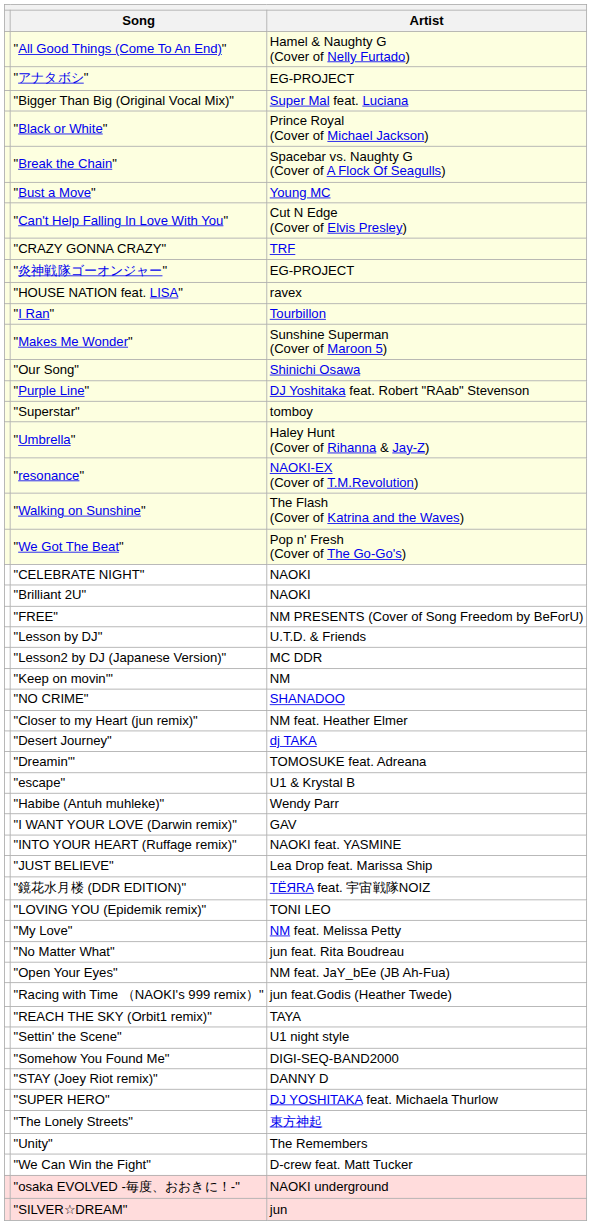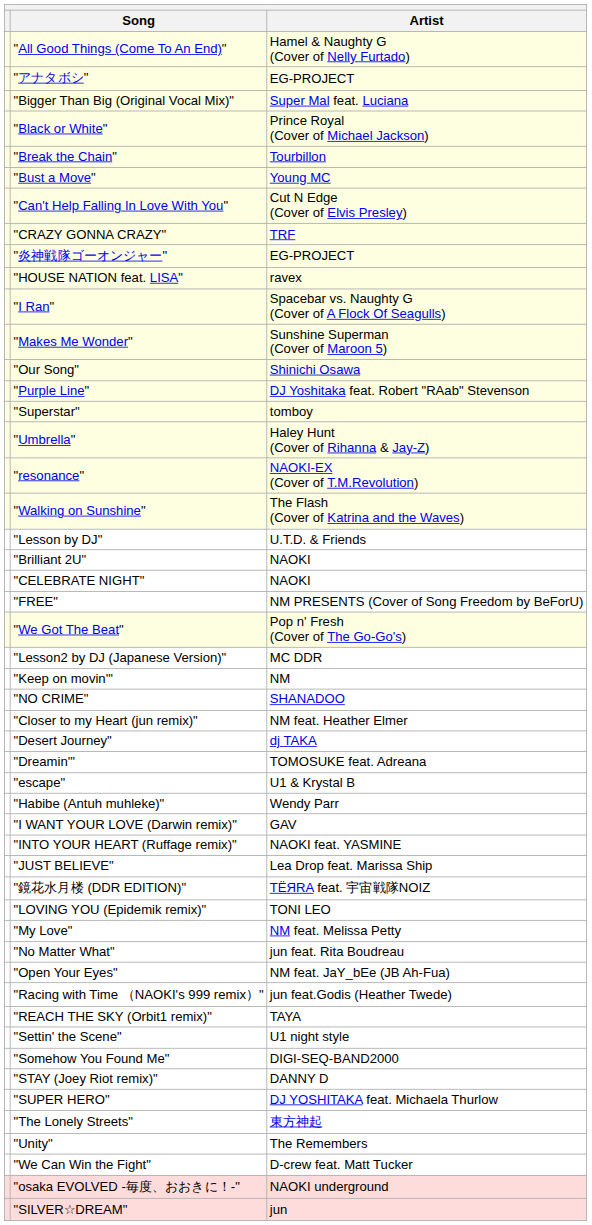(358, 164) Spacebar vs. Naughty G (Cover of A Flock Of Seagulls) -> (298, 156) Tourbillon
(298, 313) Tourbillon -> (358, 306) Spacebar vs. Naughty G (Cover of A Flock Of Seagulls)
rows swapped: (69, 546) <-> (58, 637)
rows swapped: (50, 595) <-> (79, 574)
